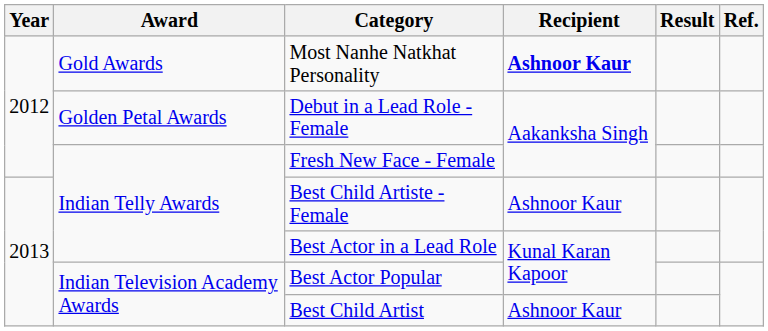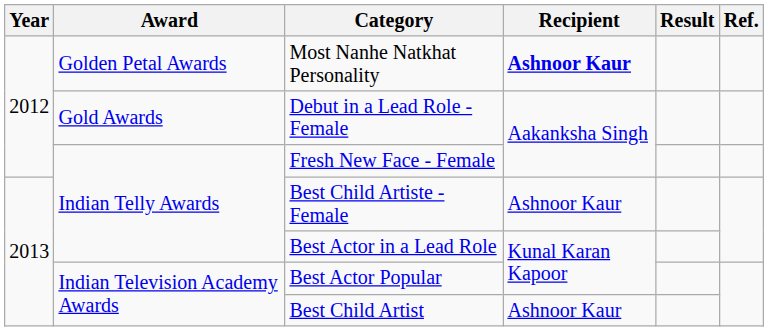(111, 63) Gold Awards -> (143, 63) Golden Petal Awards
(143, 117) Golden Petal Awards -> (111, 117) Gold Awards
